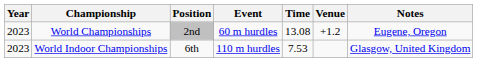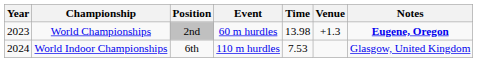(298, 31) 13.08 -> (298, 31) 13.98
(330, 31) +1.2 -> (330, 31) +1.3
(410, 31) normal -> (410, 31) bold
(18, 48) 2023 -> (18, 48) 2024
